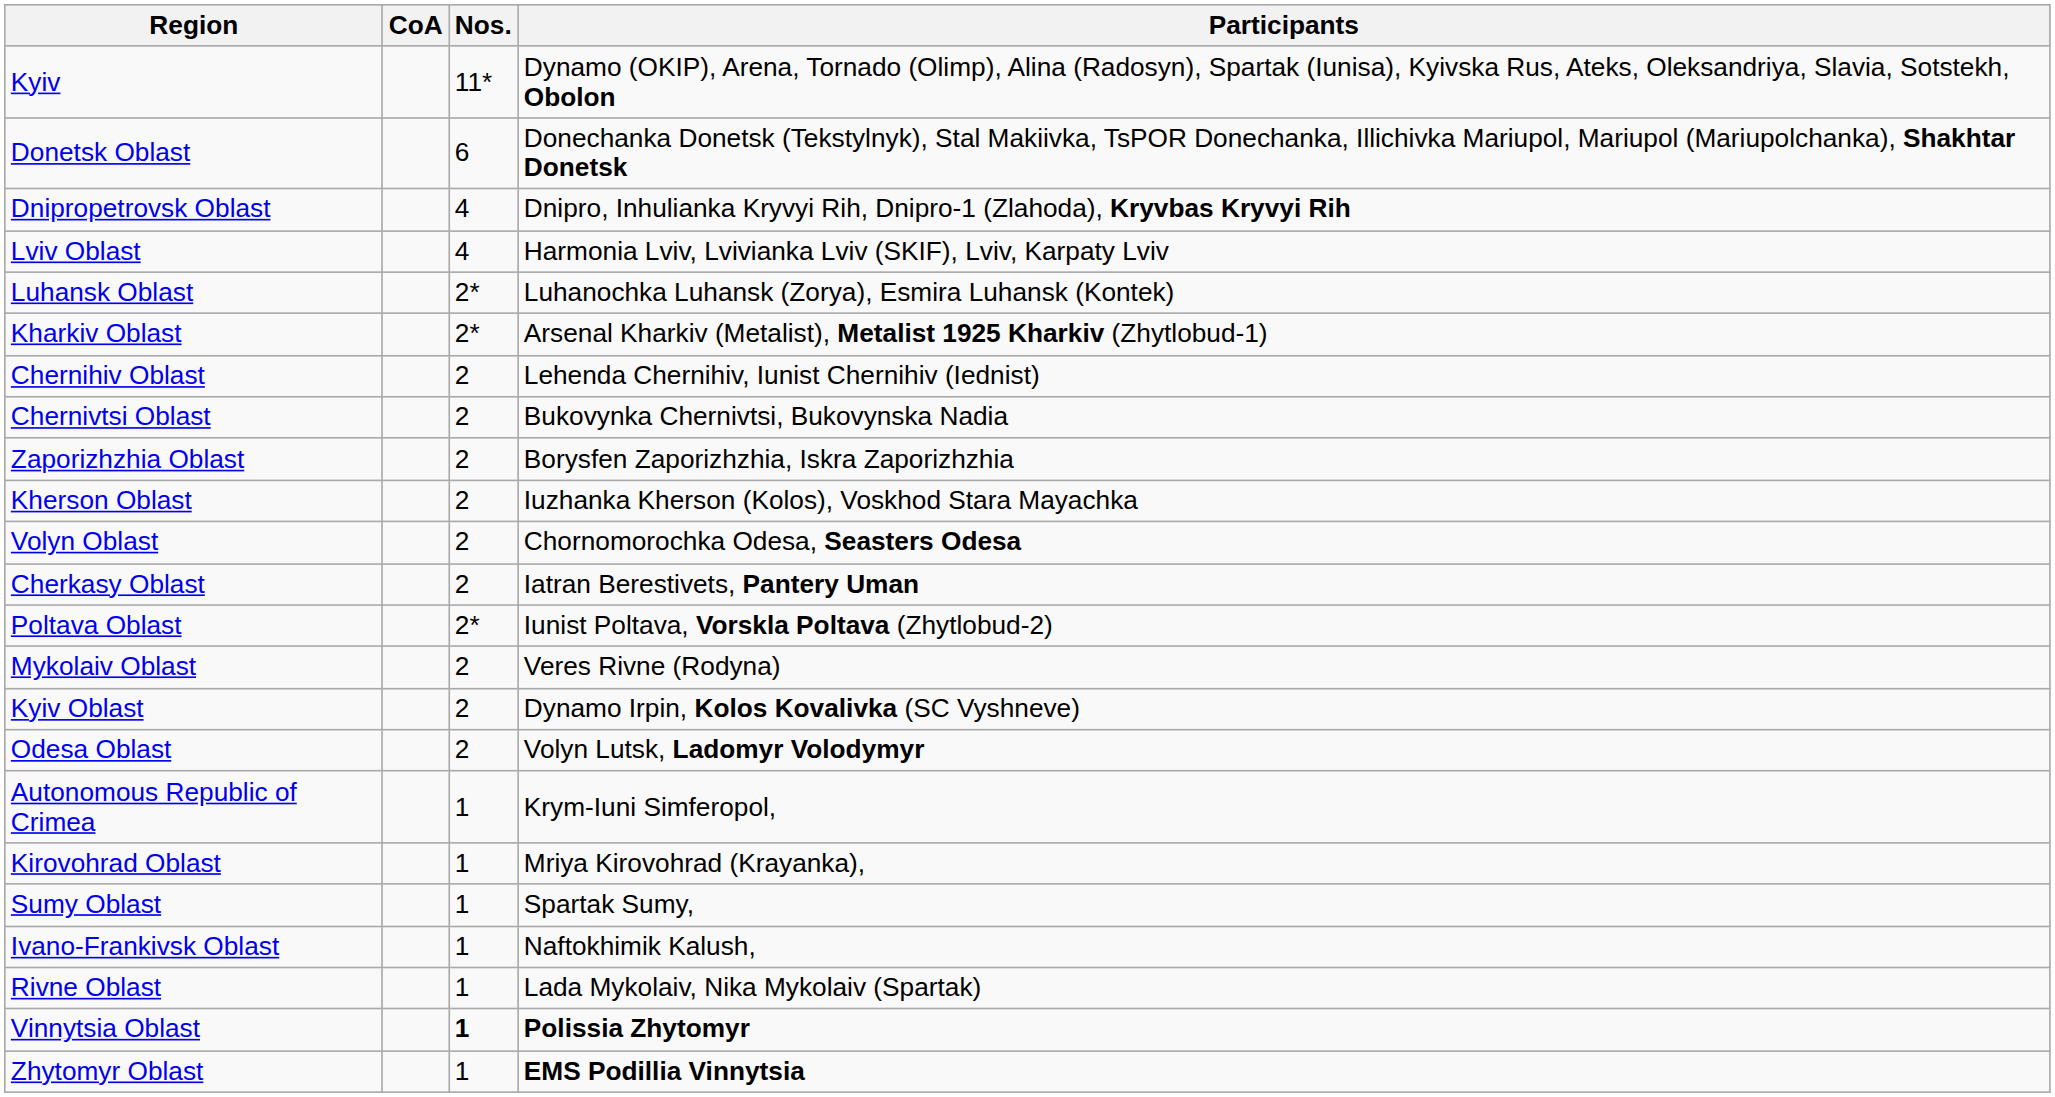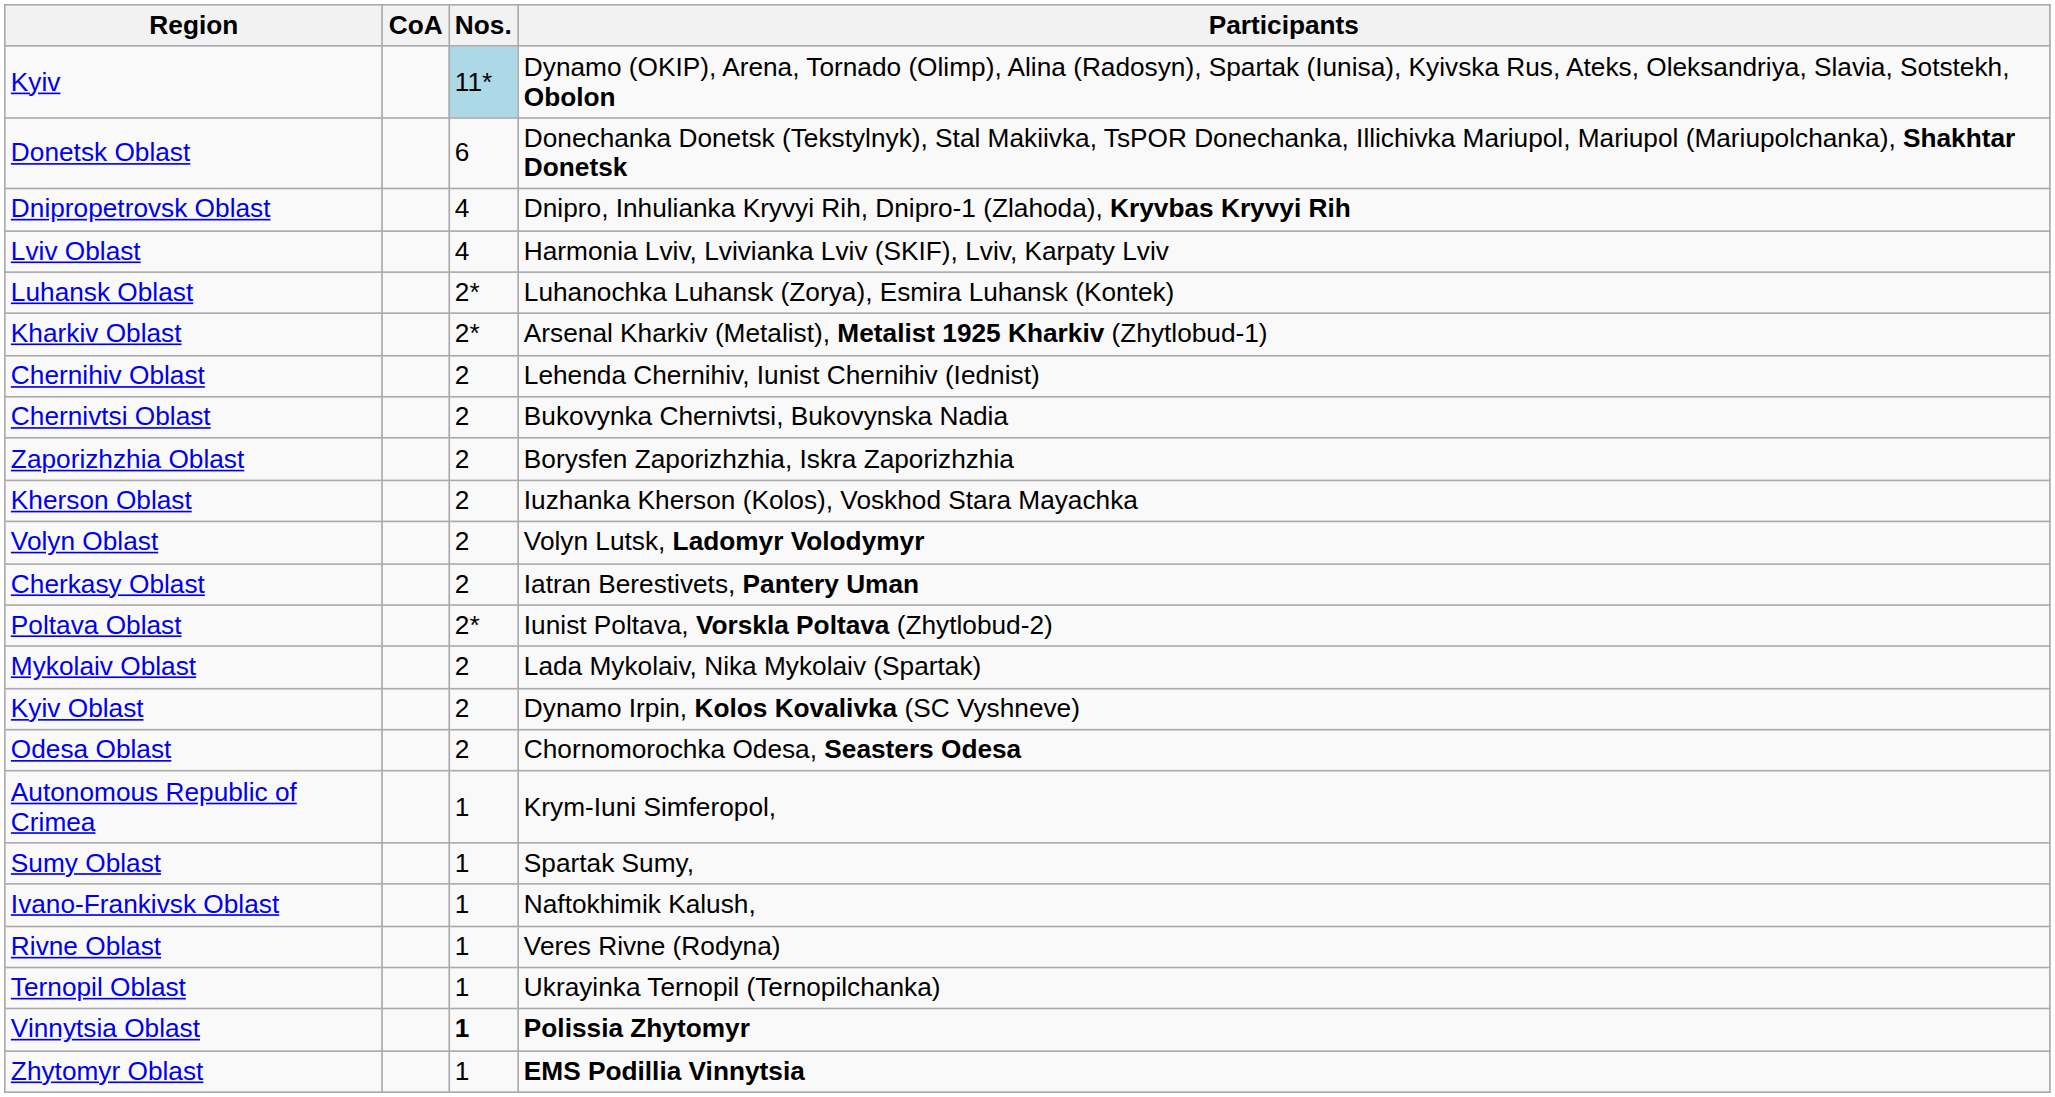(474, 81) no background -> (474, 81) lightblue background
(773, 542) Chornomorochka Odesa, Seasters Odesa -> (724, 542) Volyn Lutsk, Ladomyr Volodymyr
(652, 666) Veres Rivne (Rodyna) -> (753, 666) Lada Mykolaiv, Nika Mykolaiv (Spartak)
(724, 750) Volyn Lutsk, Ladomyr Volodymyr -> (773, 750) Chornomorochka Odesa, Seasters Odesa
- row: (116, 862)
(753, 987) Lada Mykolaiv, Nika Mykolaiv (Spartak) -> (652, 946) Veres Rivne (Rodyna)
+ row: (98, 987)
